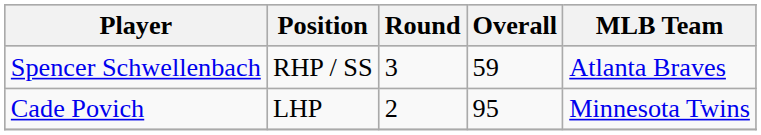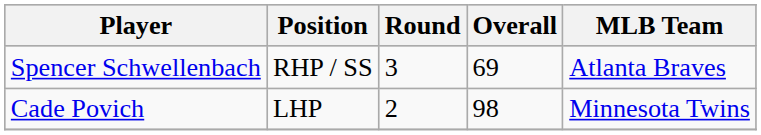(486, 66) 59 -> (486, 66) 69
(486, 108) 95 -> (486, 108) 98
